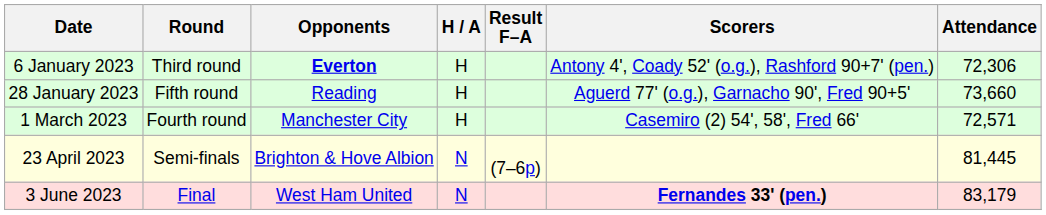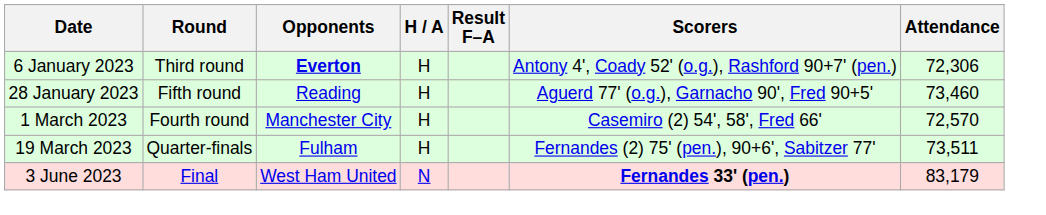(990, 93) 73,660 -> (952, 93) 73,460
(990, 120) 72,571 -> (952, 120) 72,570
+ row: (74, 148)
- row: (74, 158)
